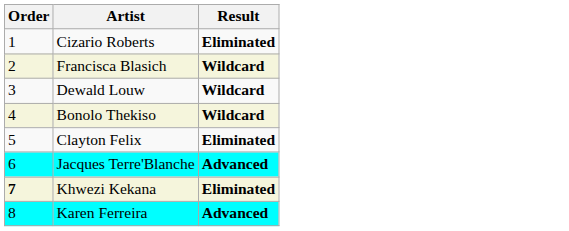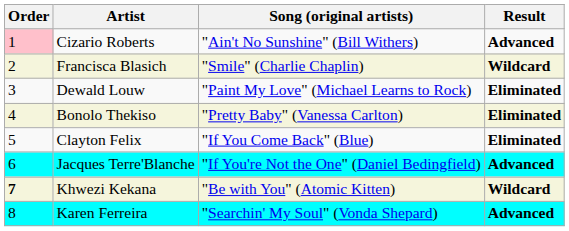+ column: (341, 16)
(12, 41) no background -> (12, 41) pink background
(238, 41) Eliminated -> (521, 41) Advanced
(233, 90) Wildcard -> (524, 90) Eliminated
(233, 115) Wildcard -> (524, 115) Eliminated
(238, 189) Eliminated -> (519, 189) Wildcard
